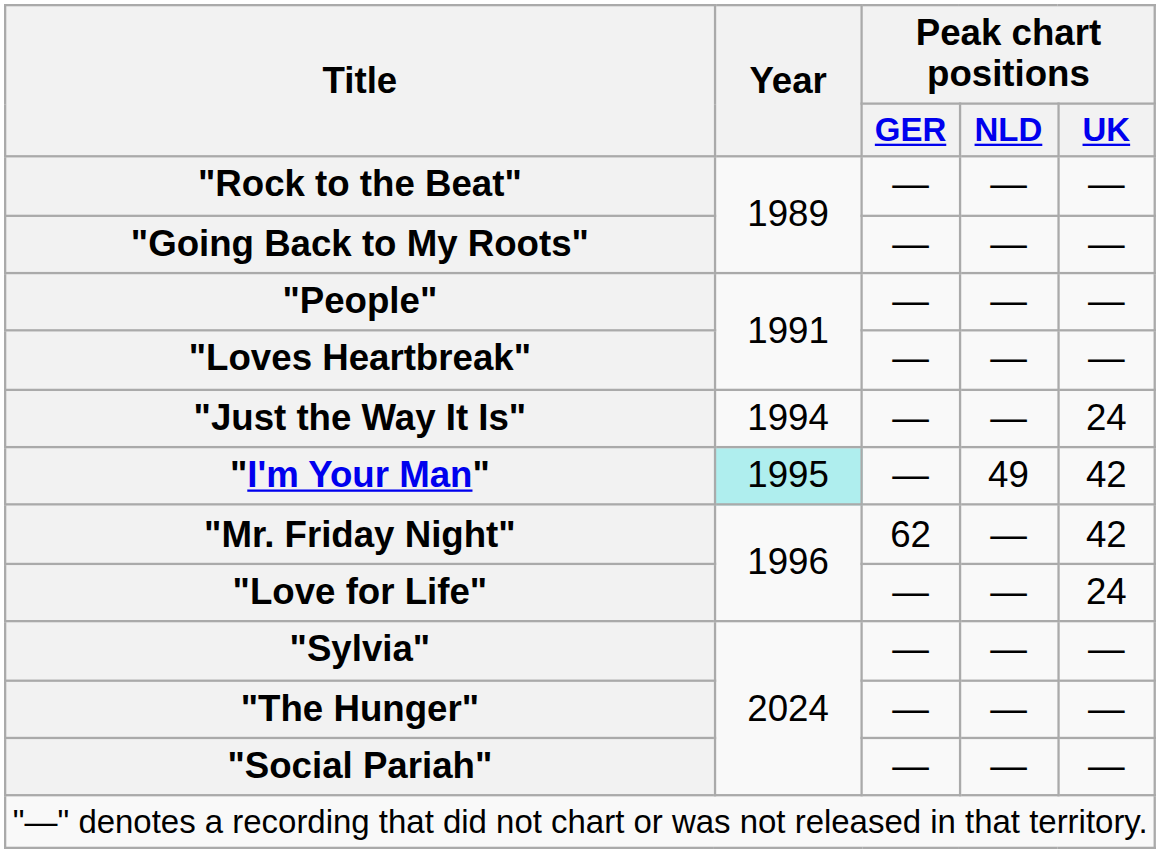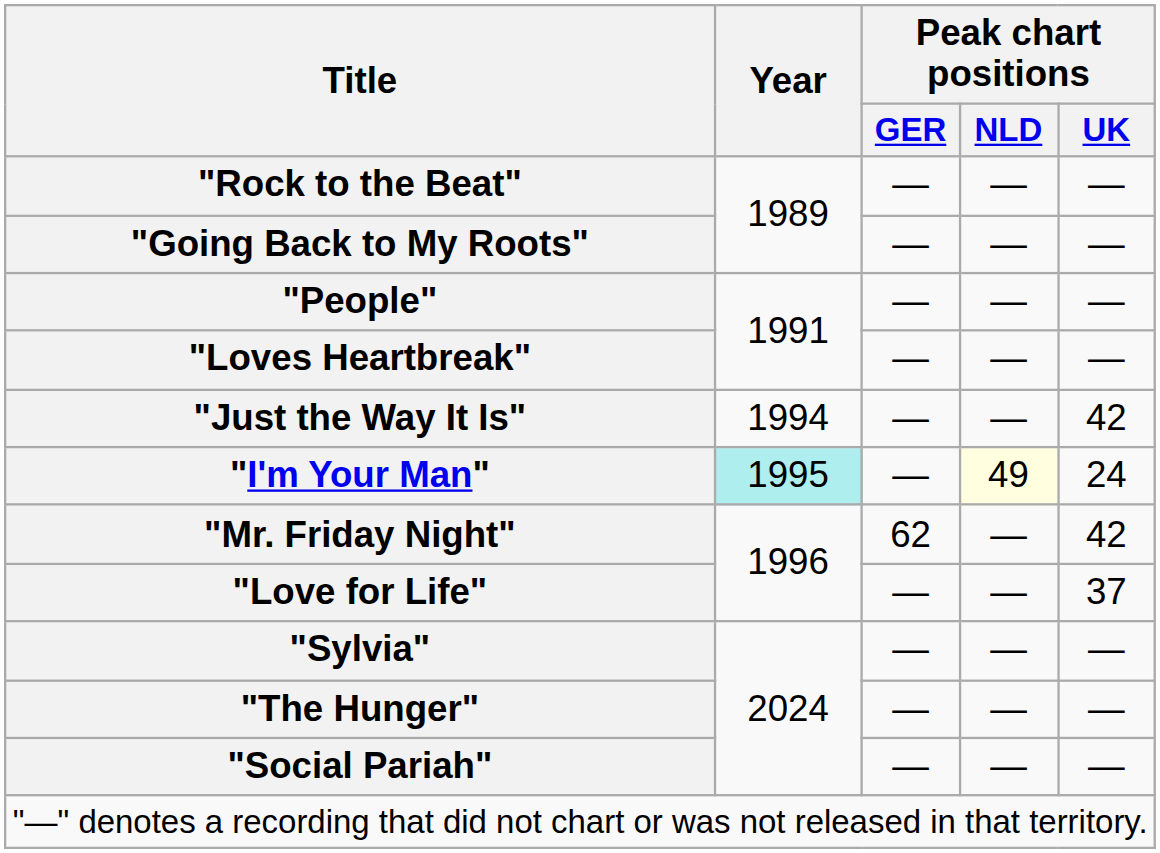(1106, 417) 24 -> (1106, 417) 42
(1008, 475) no background -> (1008, 475) lightyellow background
(1106, 475) 42 -> (1106, 475) 24
(1106, 591) 24 -> (1106, 591) 37
